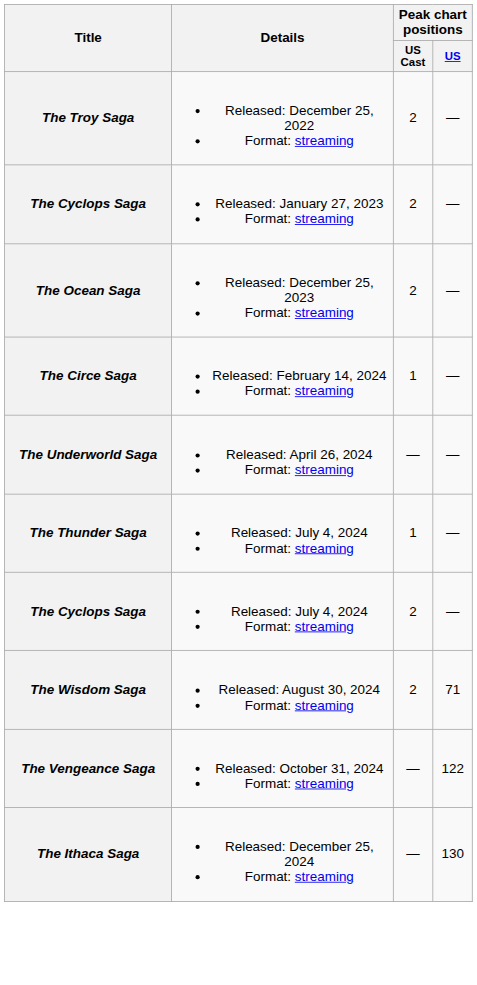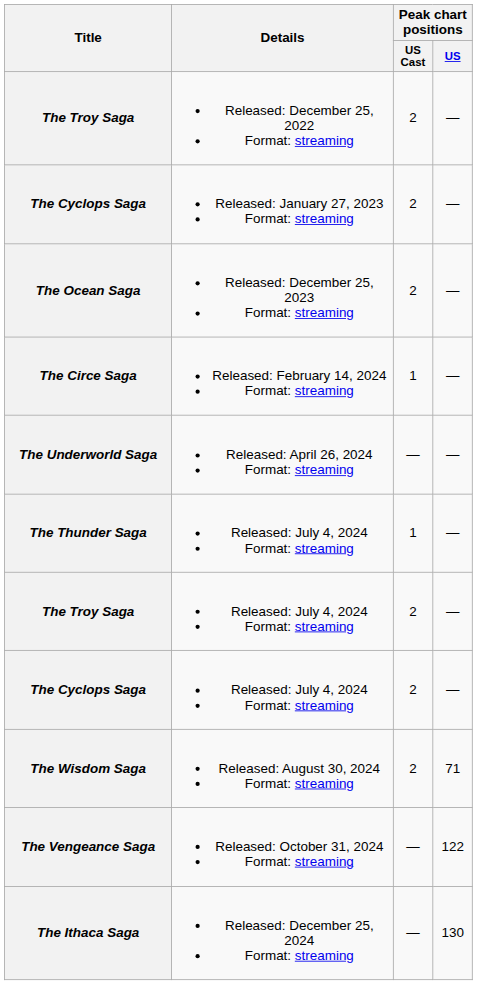+ row: (88, 611)
